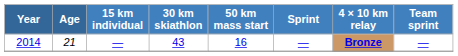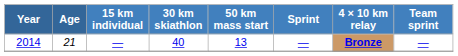(178, 43) 43 -> (178, 43) 40
(241, 43) 16 -> (241, 43) 13
